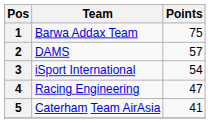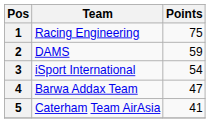(86, 32) Barwa Addax Team -> (87, 32) Racing Engineering
(196, 51) 57 -> (196, 51) 59
(87, 89) Racing Engineering -> (86, 89) Barwa Addax Team
